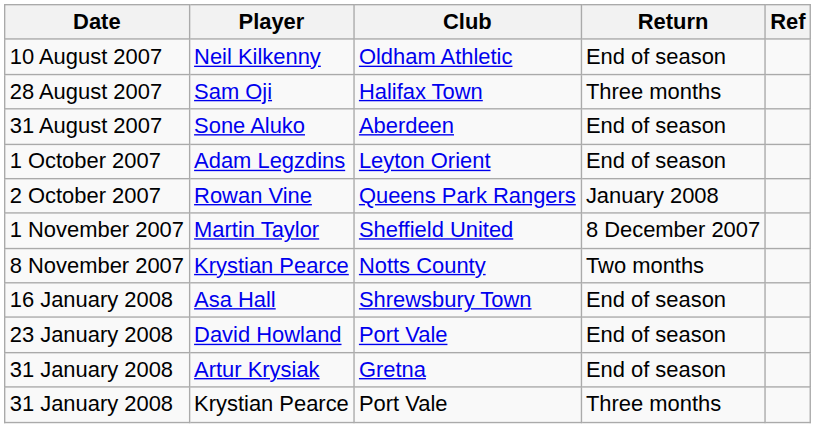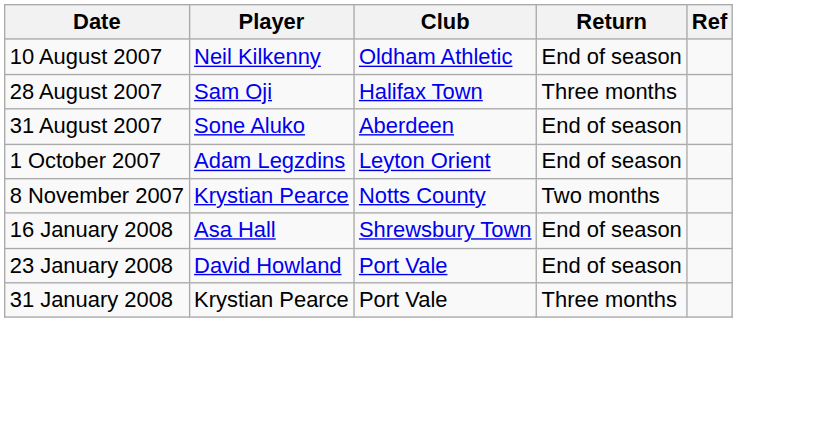- row: (85, 195)
- row: (97, 230)
- row: (91, 369)
